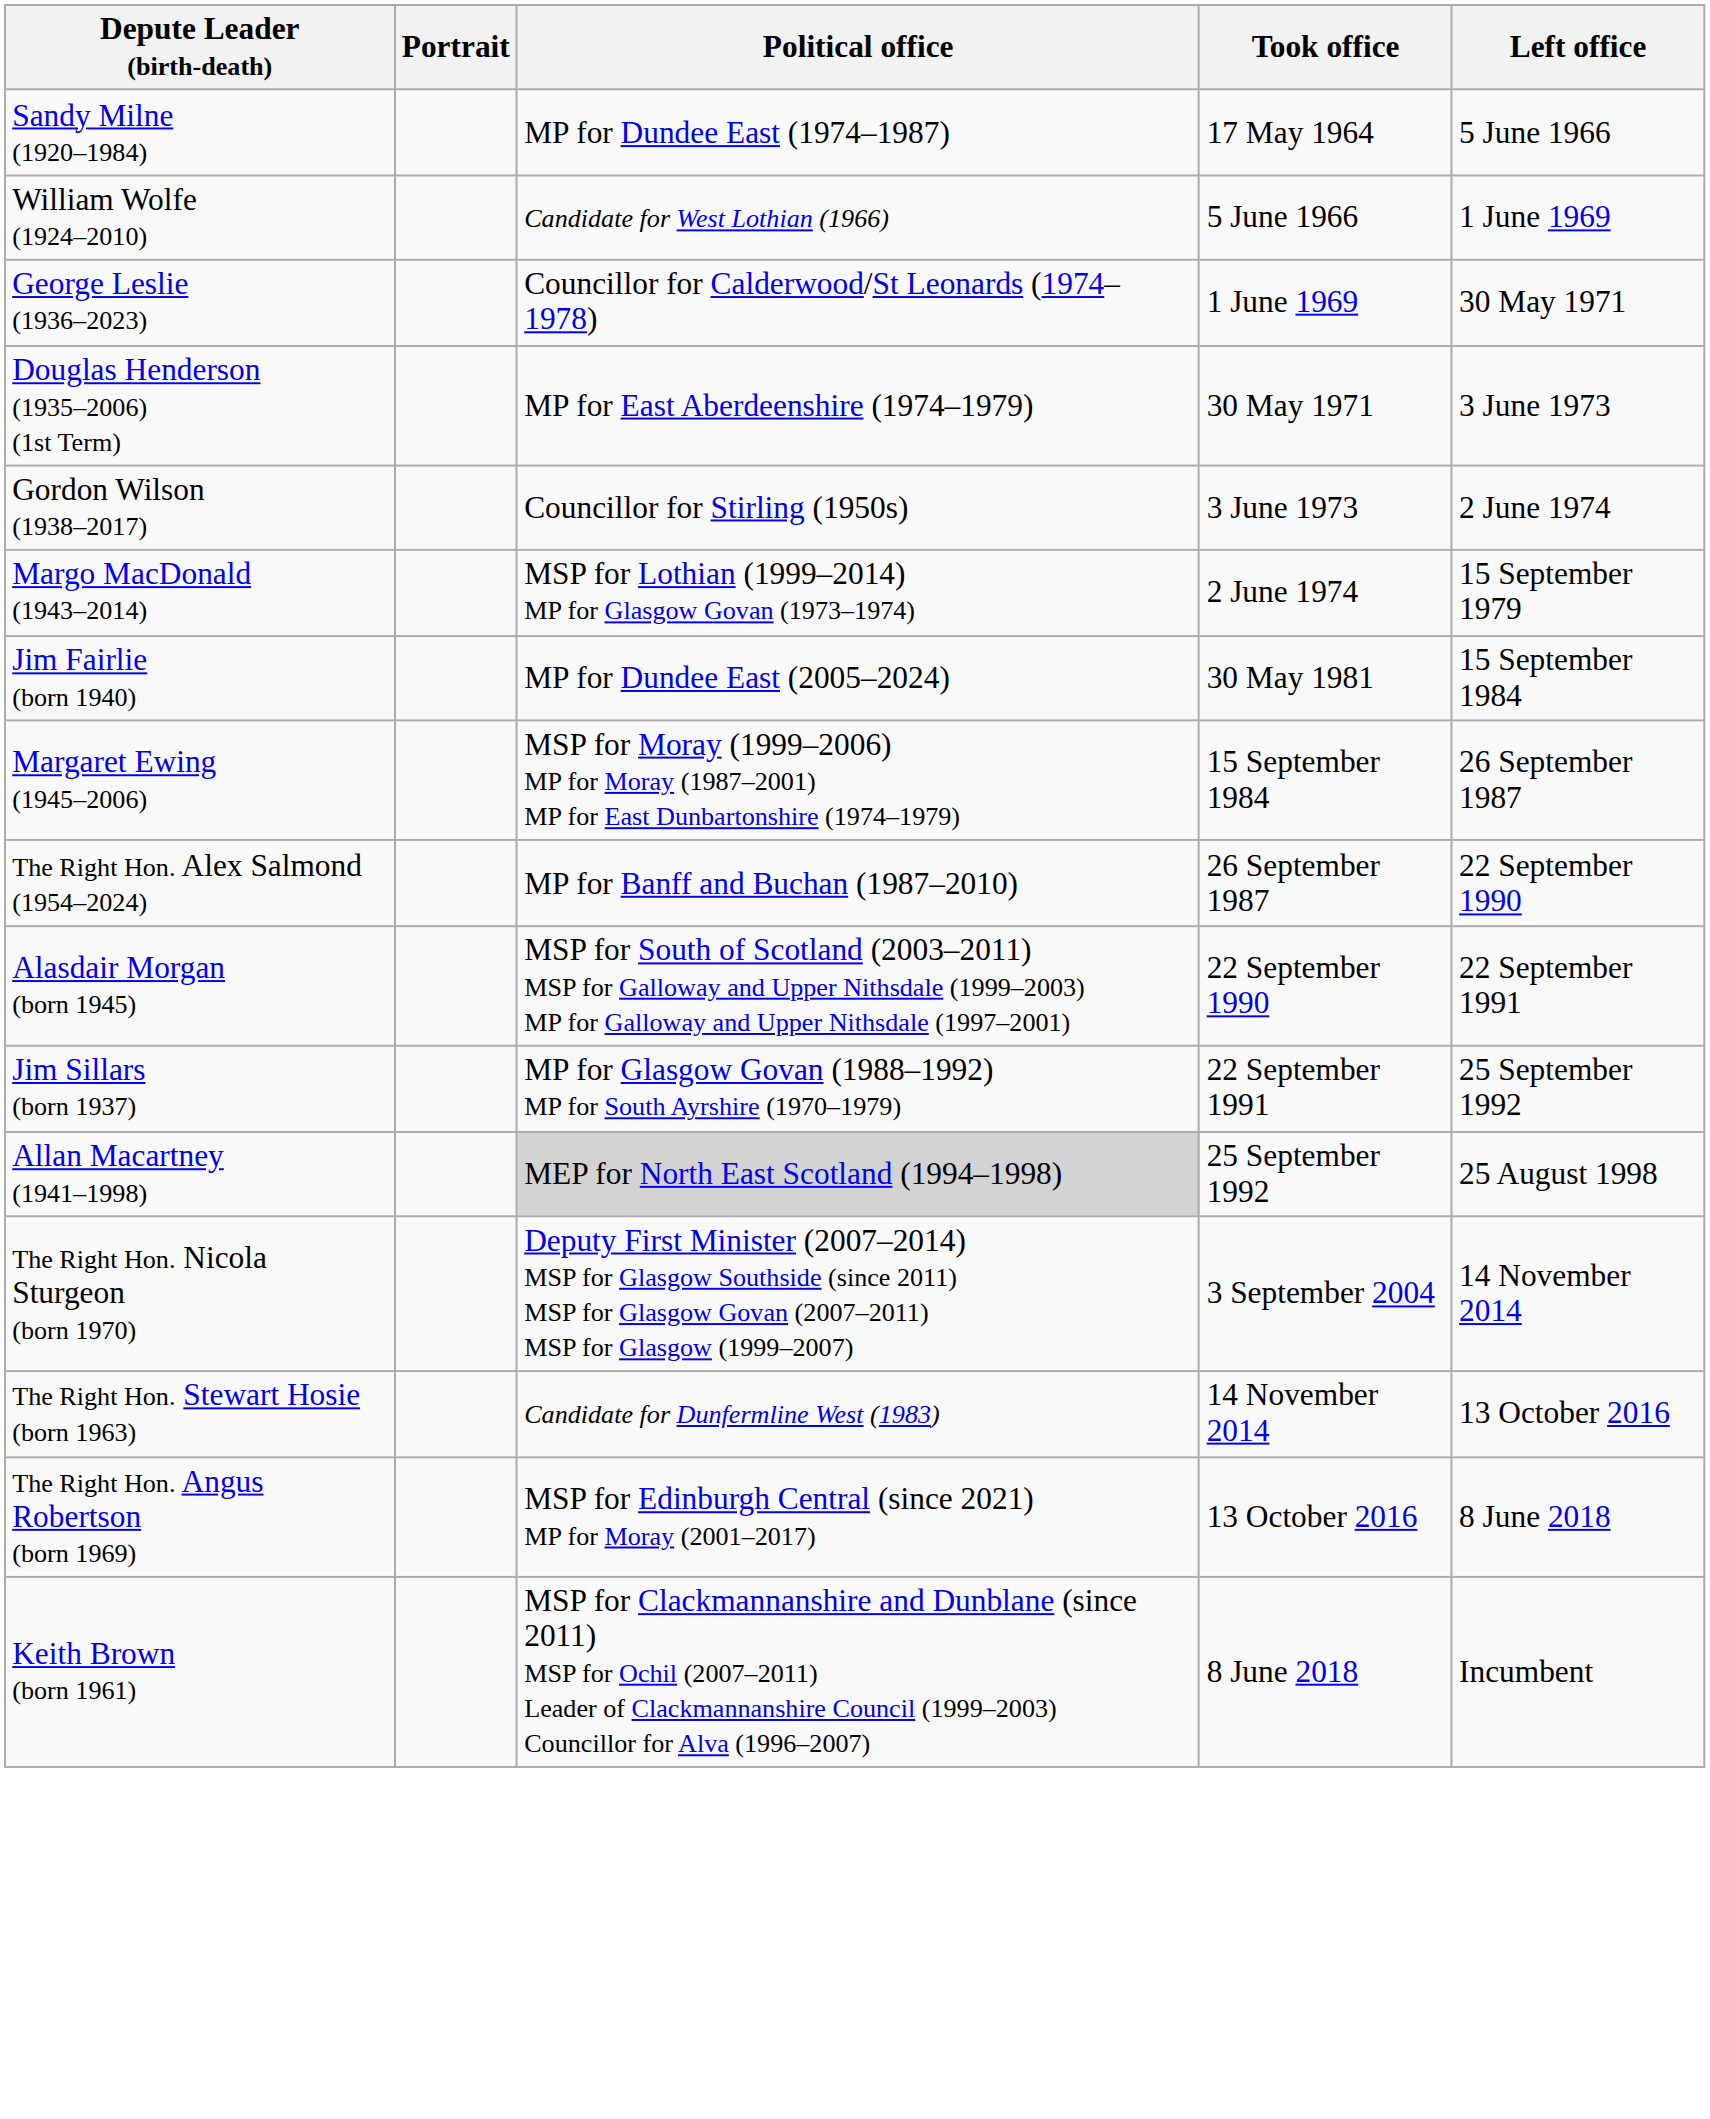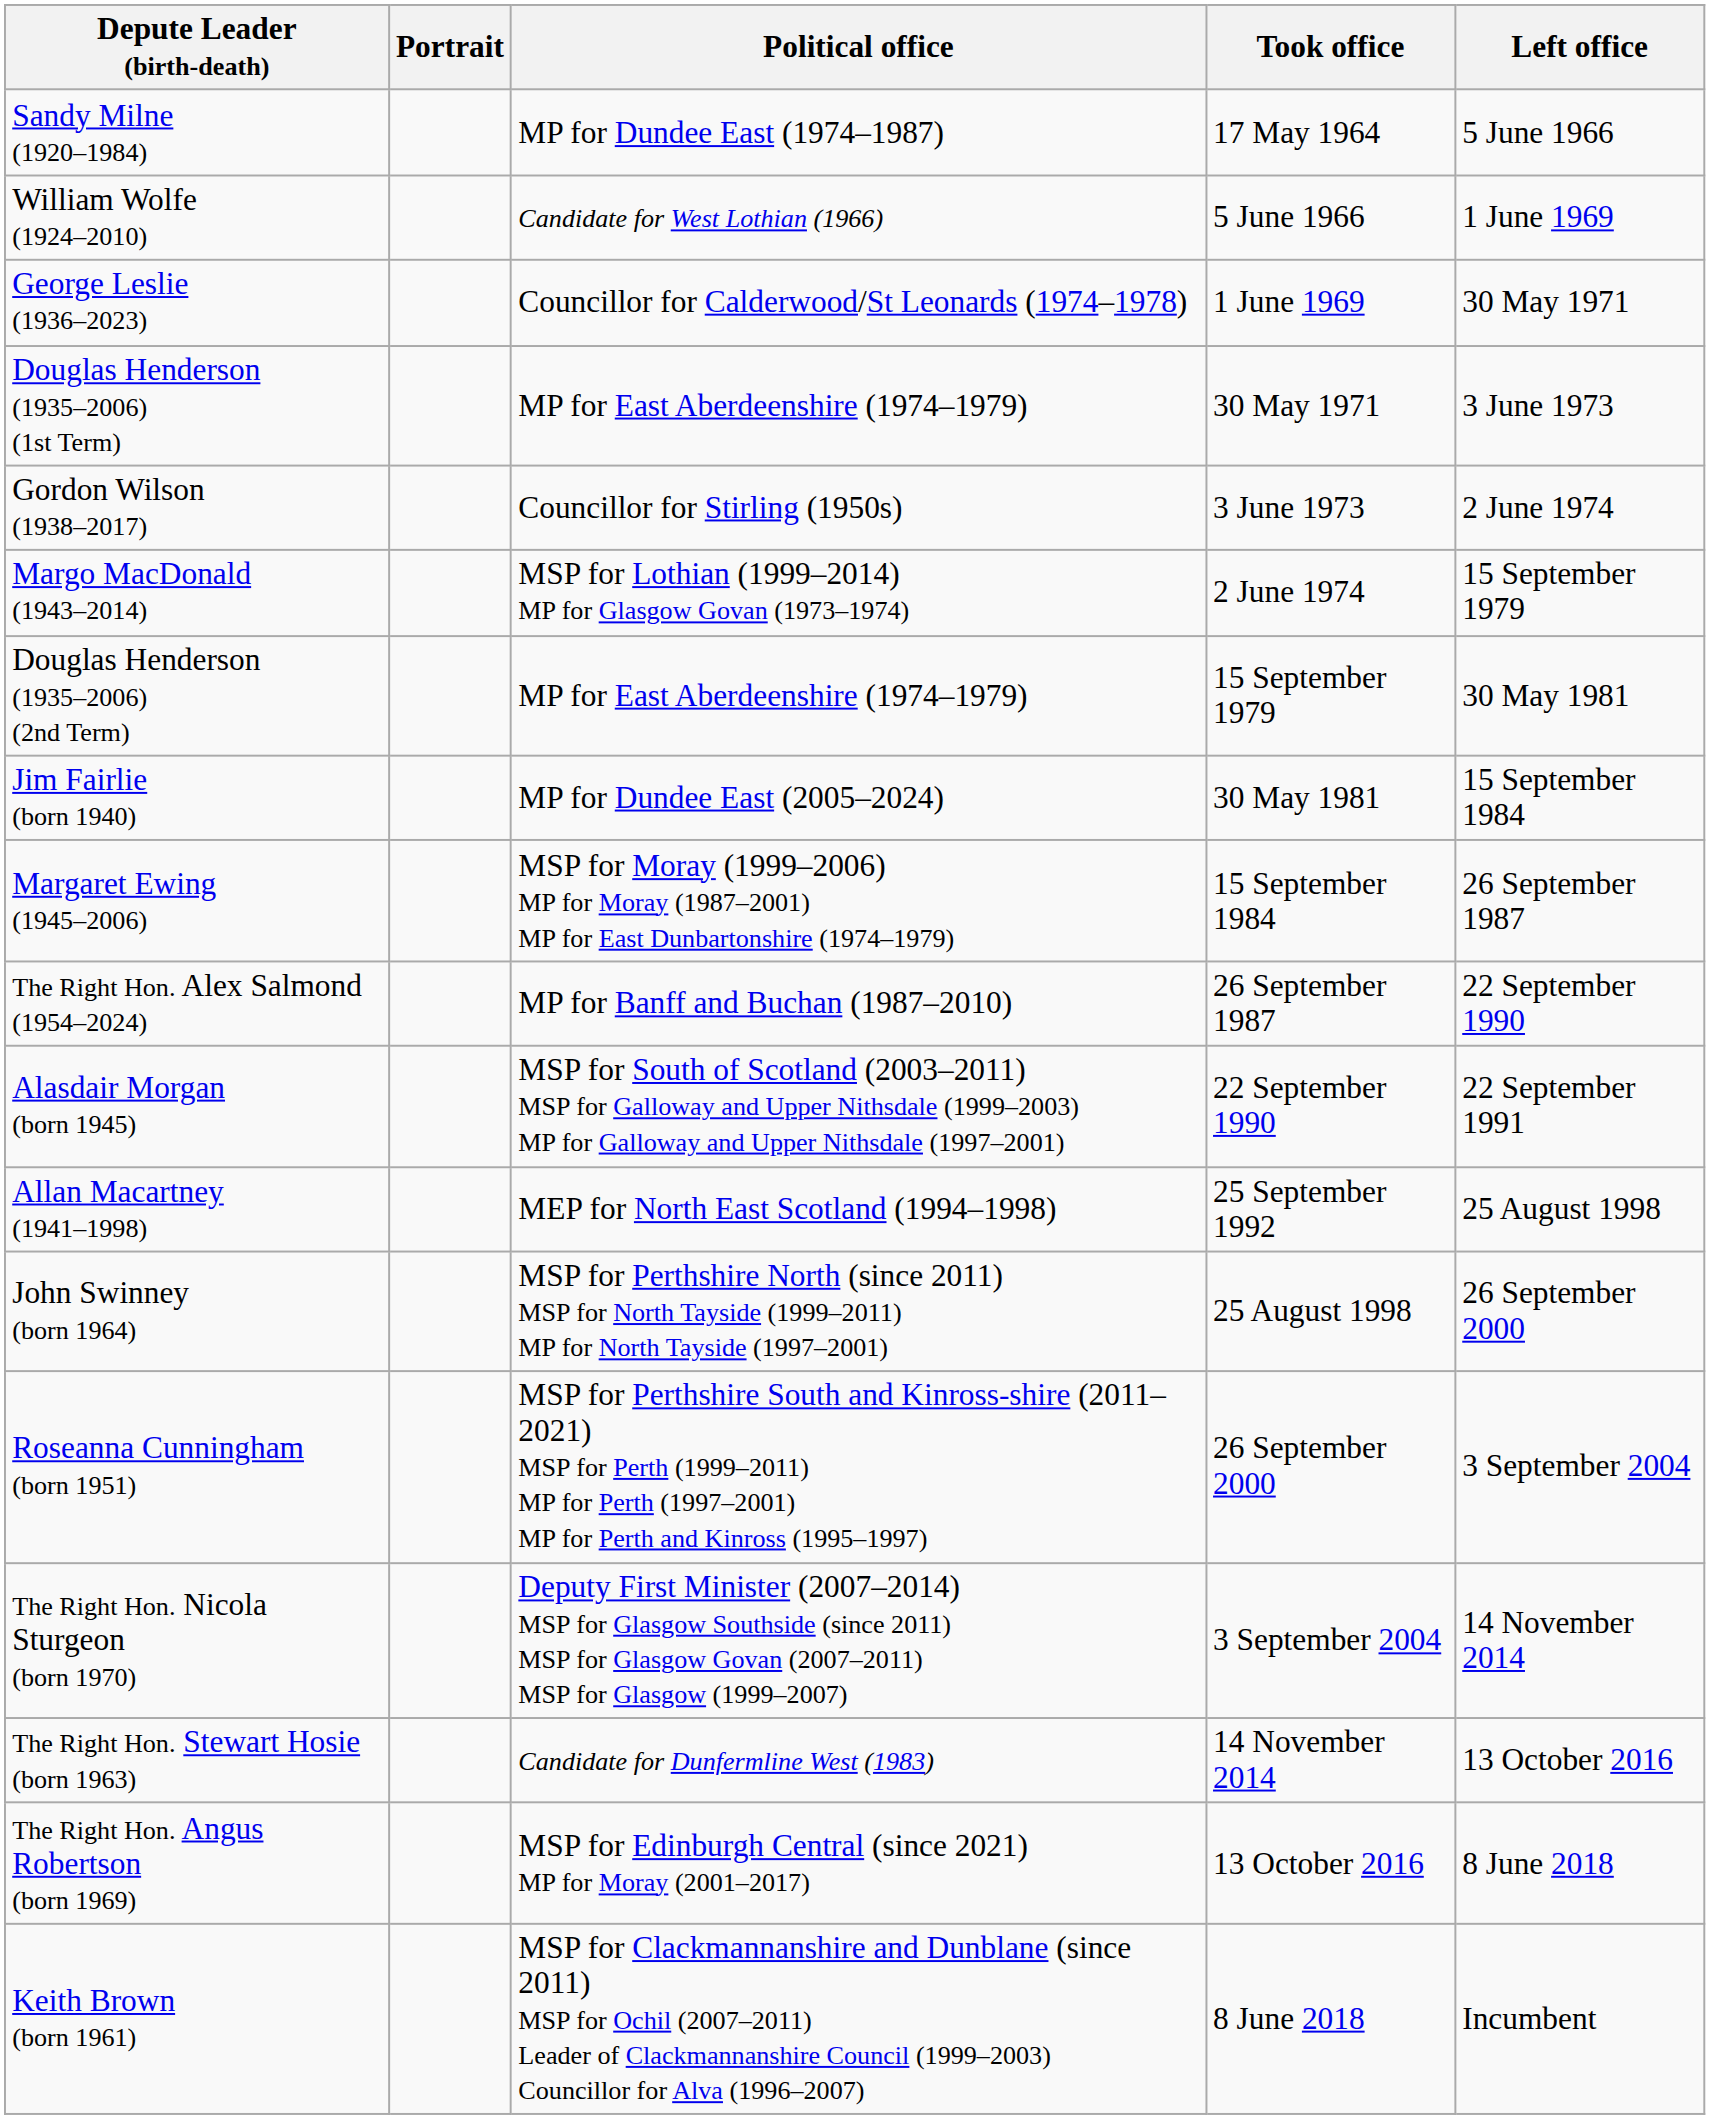+ row: (136, 695)
- row: (79, 1088)
(793, 1173) lightgrey background -> (787, 1208) no background
+ row: (101, 1310)
+ row: (158, 1466)
